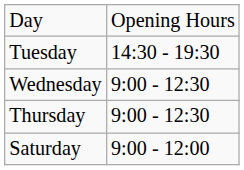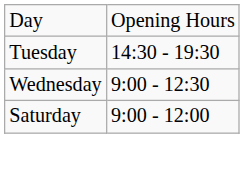- row: (47, 116)
